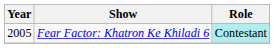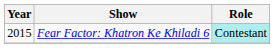(19, 33) 2005 -> (19, 33) 2015
